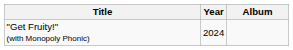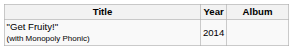(214, 32) 2024 -> (214, 32) 2014
